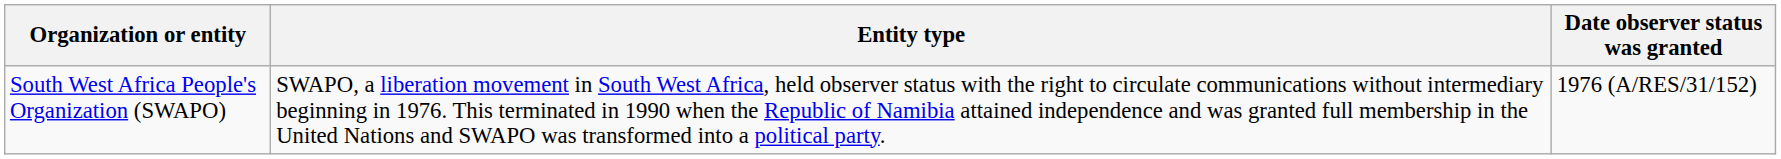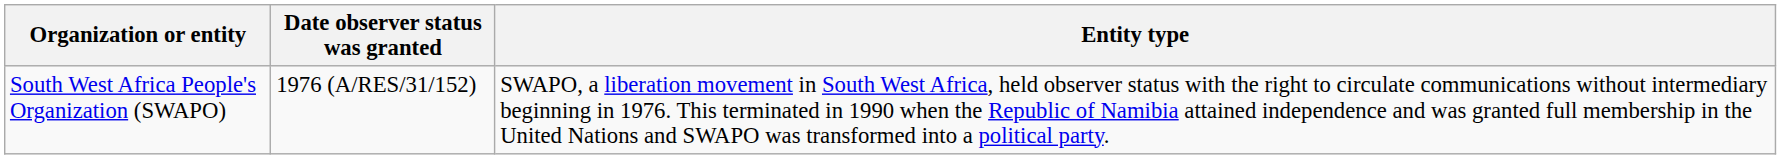columns swapped: (1663, 35) <-> (911, 35)
